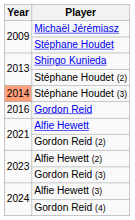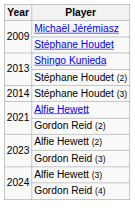(18, 93) lightsalmon background -> (18, 93) no background
- row: (63, 110)
